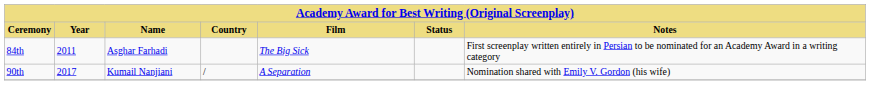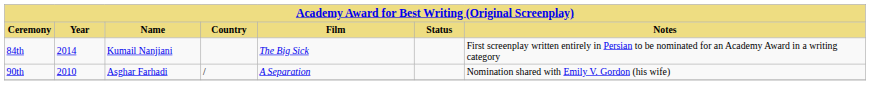(66, 51) 2011 -> (67, 51) 2014
(137, 51) Asghar Farhadi -> (140, 51) Kumail Nanjiani
(67, 72) 2017 -> (67, 72) 2010
(140, 72) Kumail Nanjiani -> (137, 72) Asghar Farhadi
